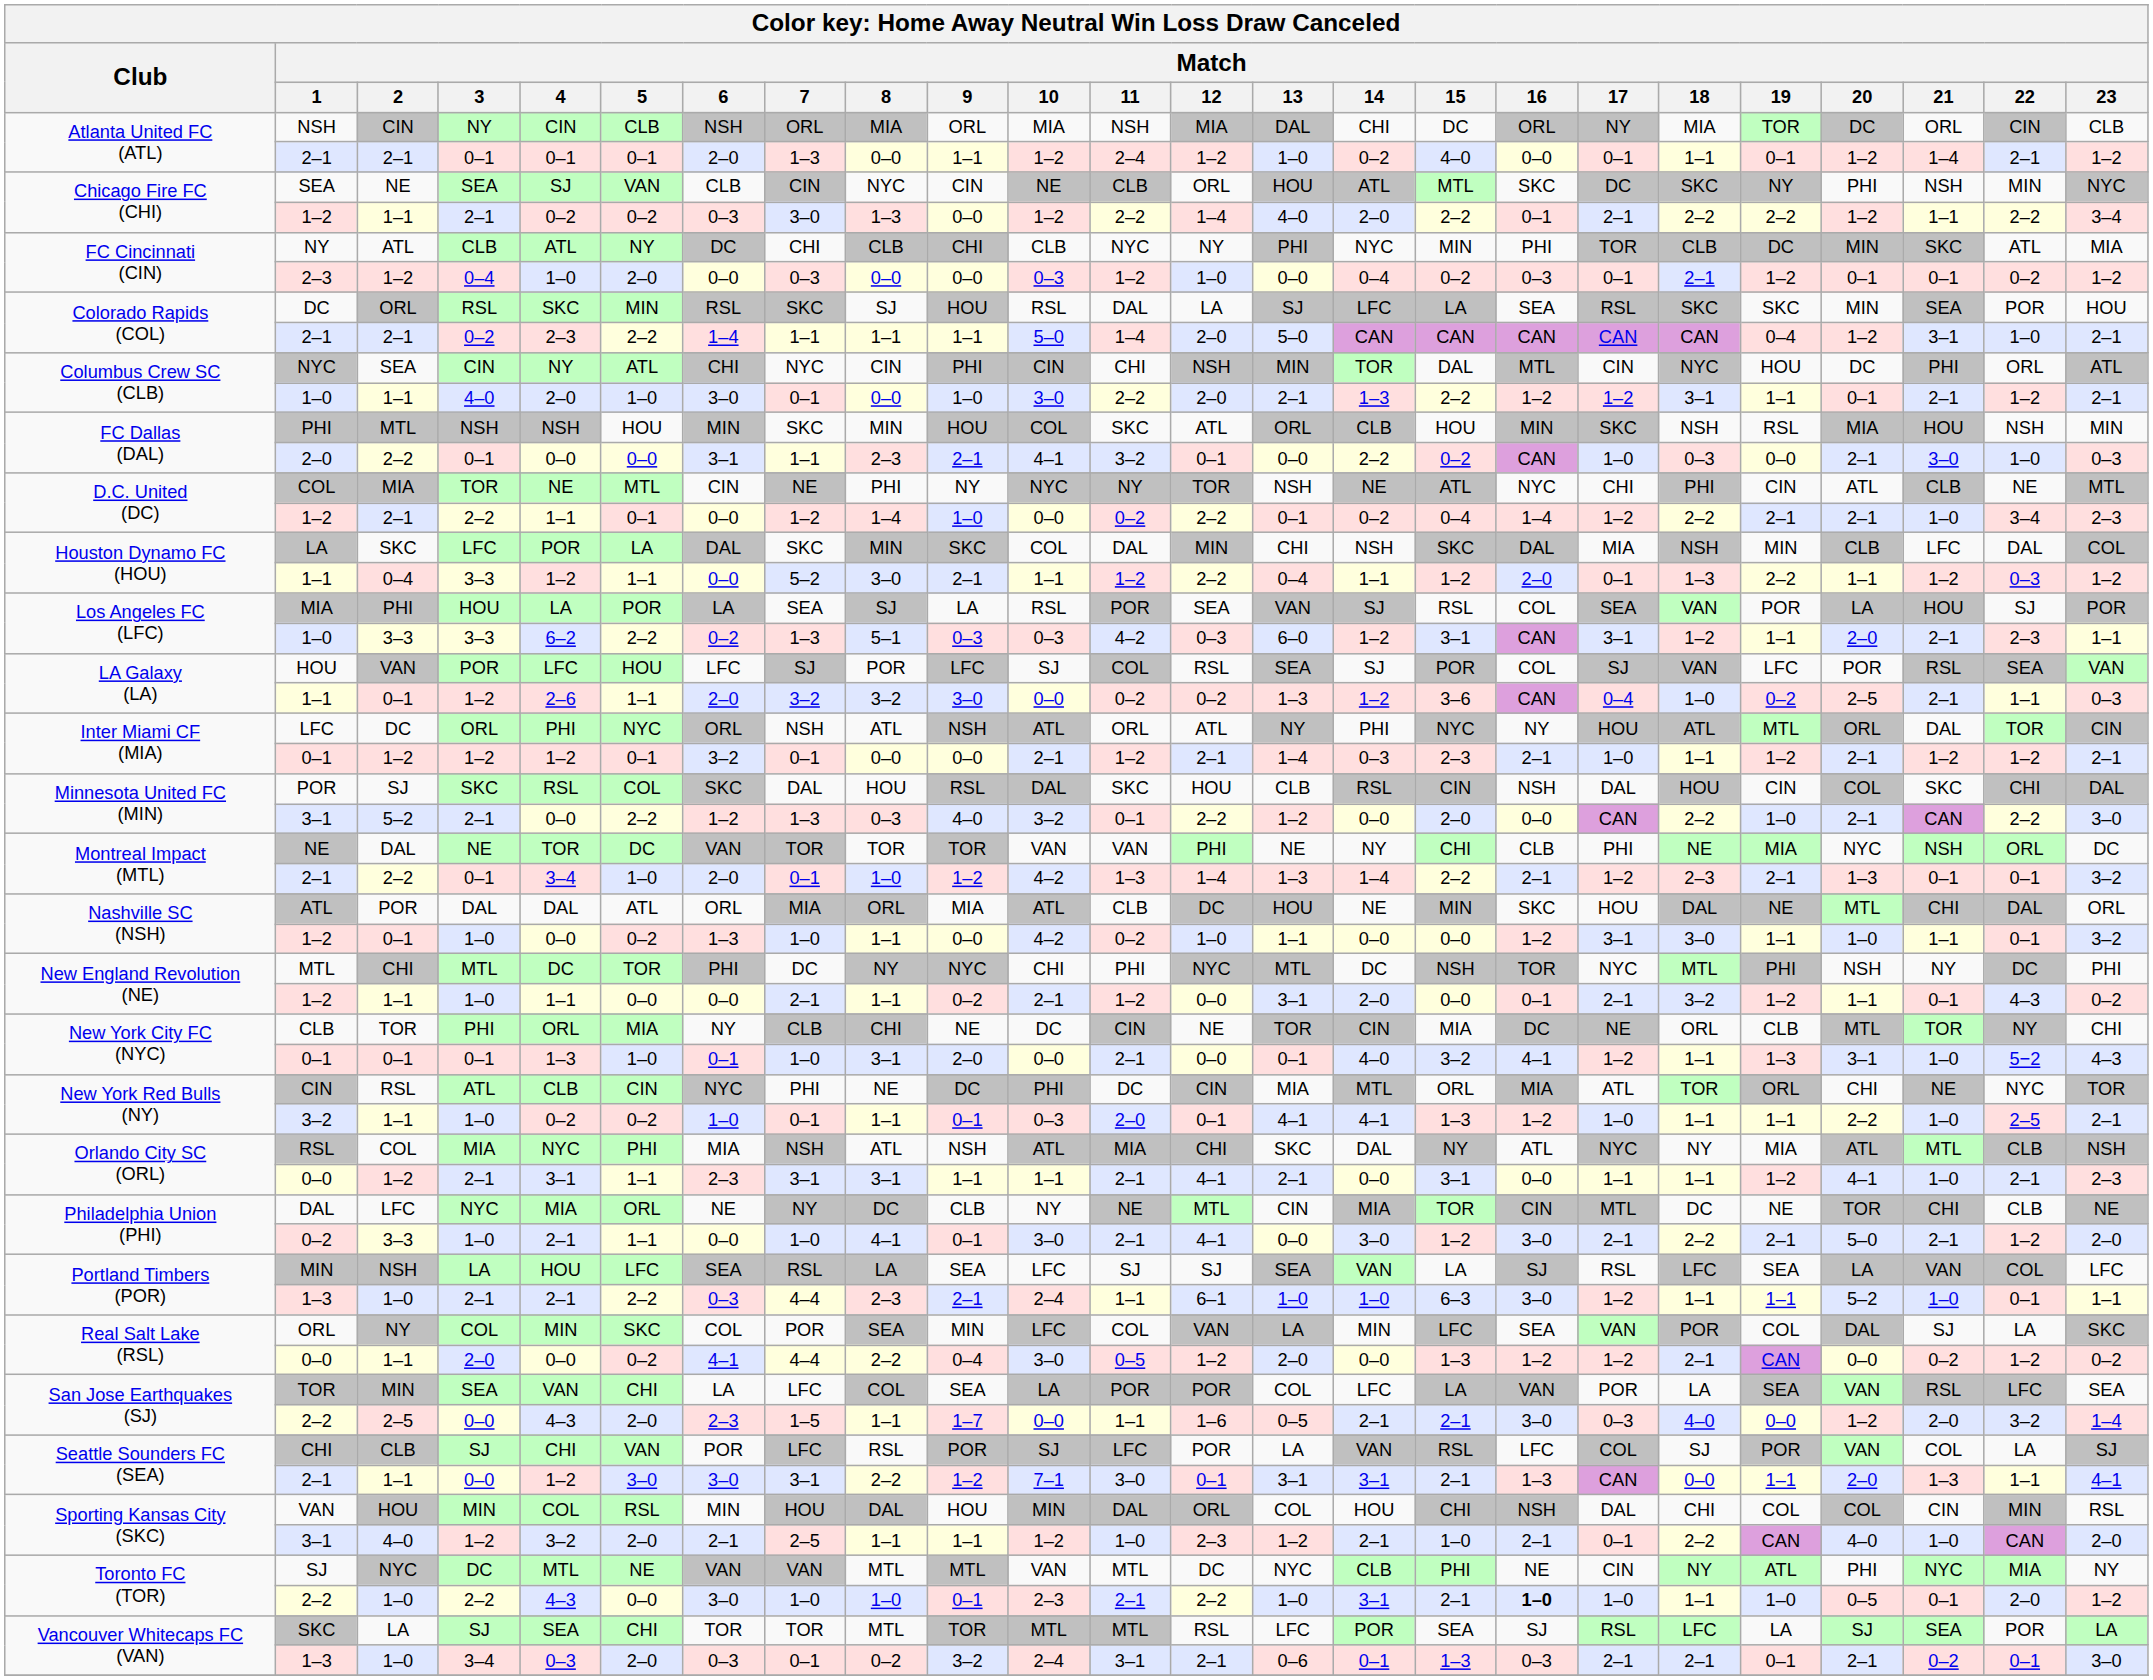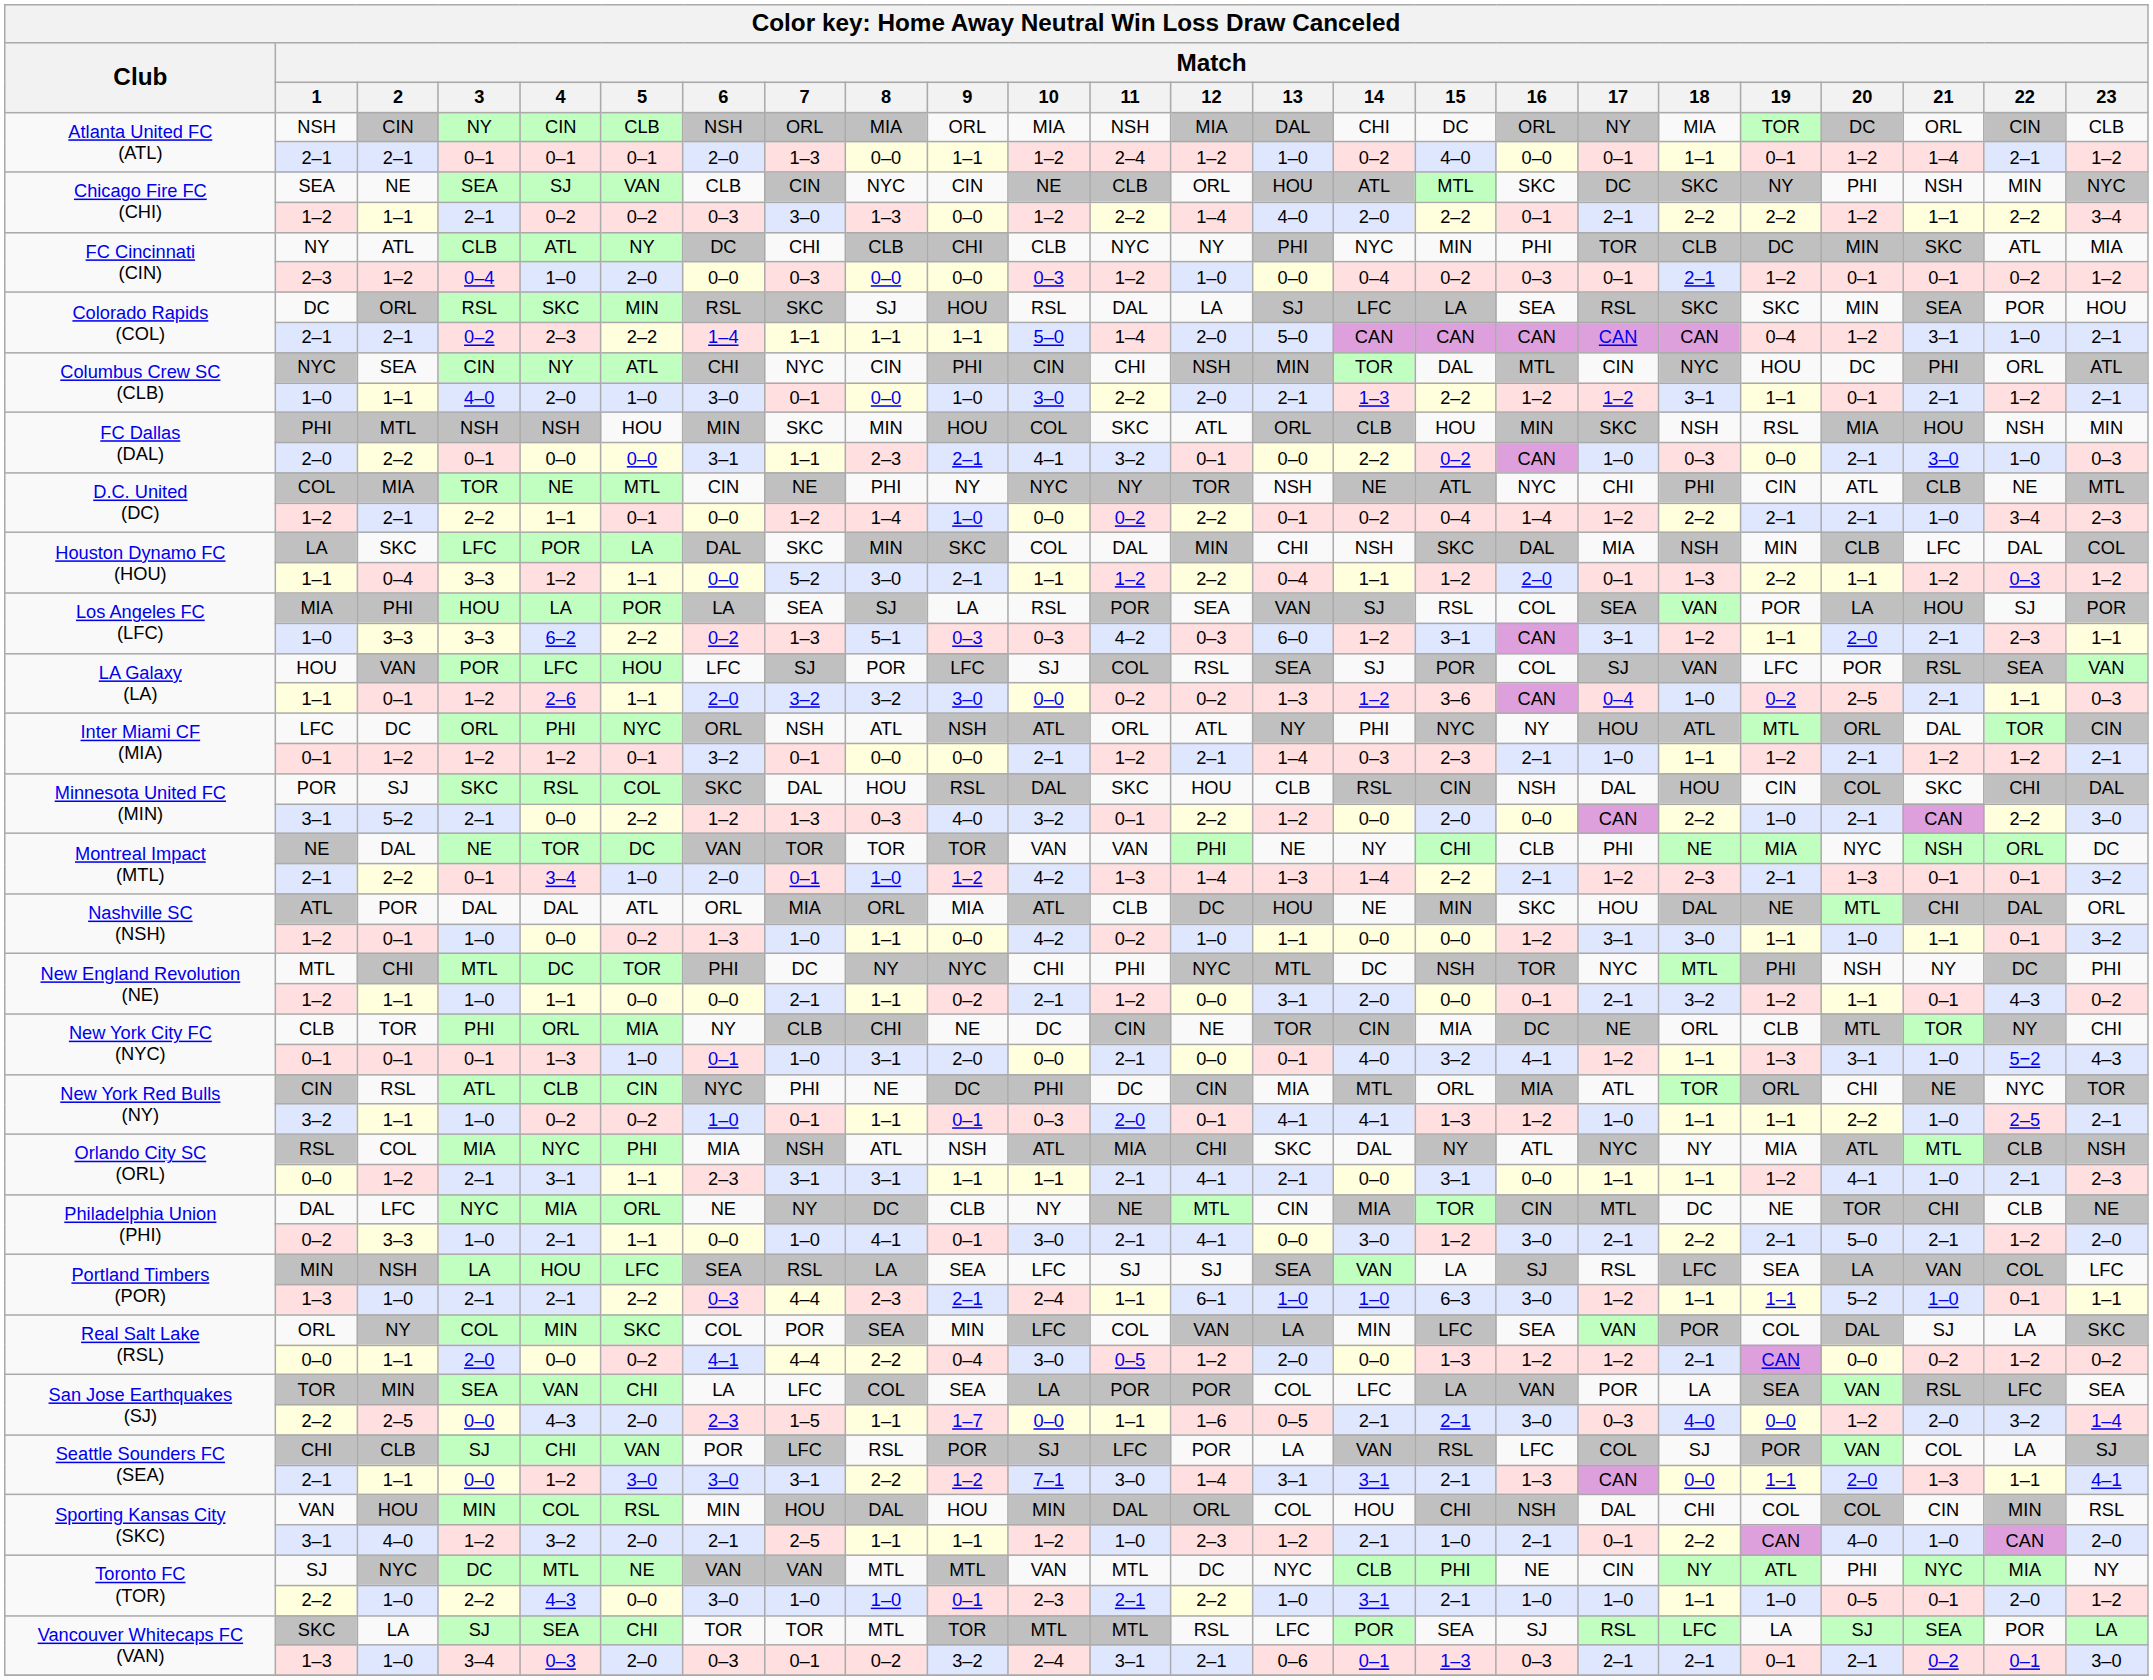(1211, 1480) 0–1 -> (1211, 1480) 1–4
(1537, 1600) bold -> (1537, 1600) normal
